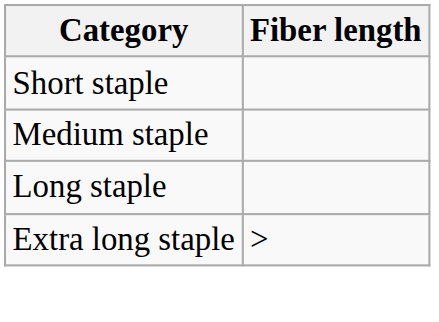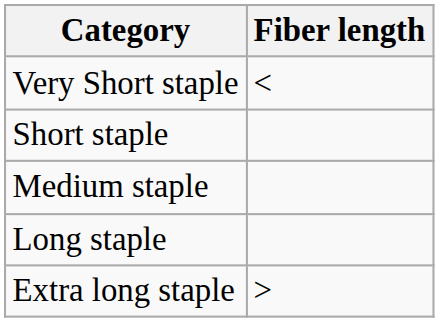+ row: (126, 82)
